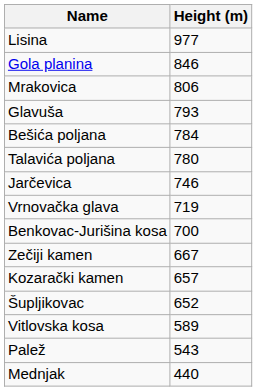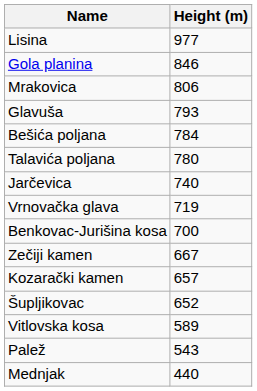(186, 183) 746 -> (186, 183) 740
